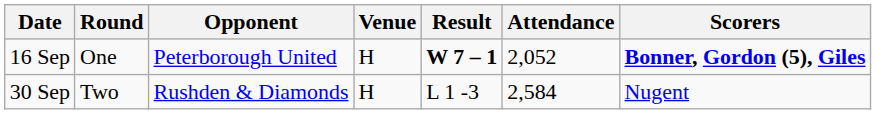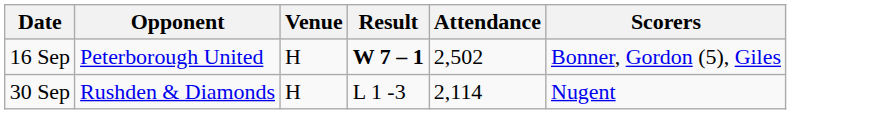- column: (112, 21)
(532, 56) 2,052 -> (458, 56) 2,502
(745, 56) bold -> (666, 56) normal
(532, 91) 2,584 -> (458, 91) 2,114
